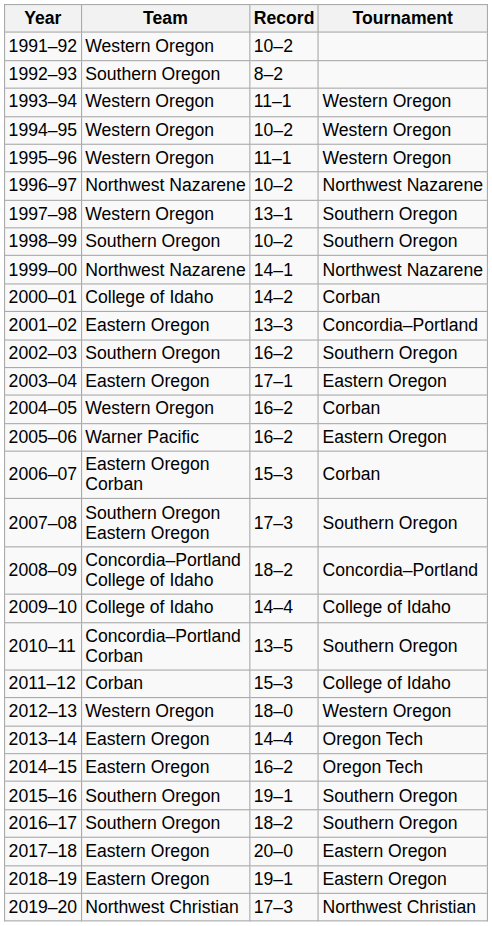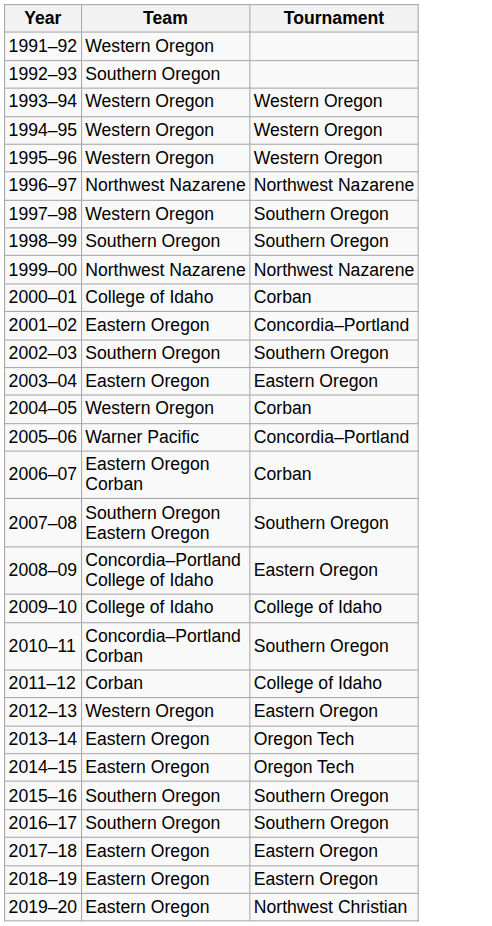- column: (284, 18)
(385, 437) Eastern Oregon -> (332, 437) Concordia–Portland
(400, 570) Concordia–Portland -> (316, 570) Eastern Oregon
(387, 711) Western Oregon -> (316, 711) Eastern Oregon
(162, 907) Northwest Christian -> (147, 907) Eastern Oregon
